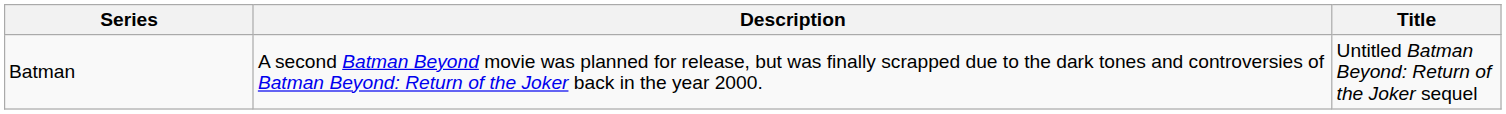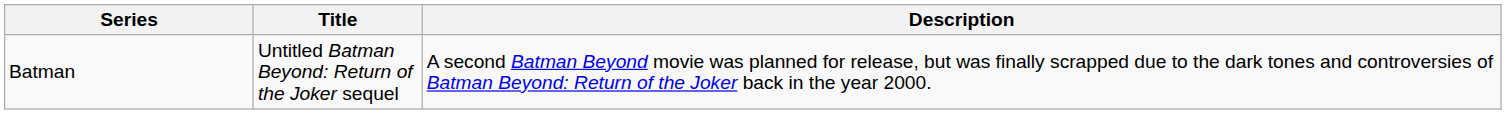columns swapped: (1417, 19) <-> (793, 19)
